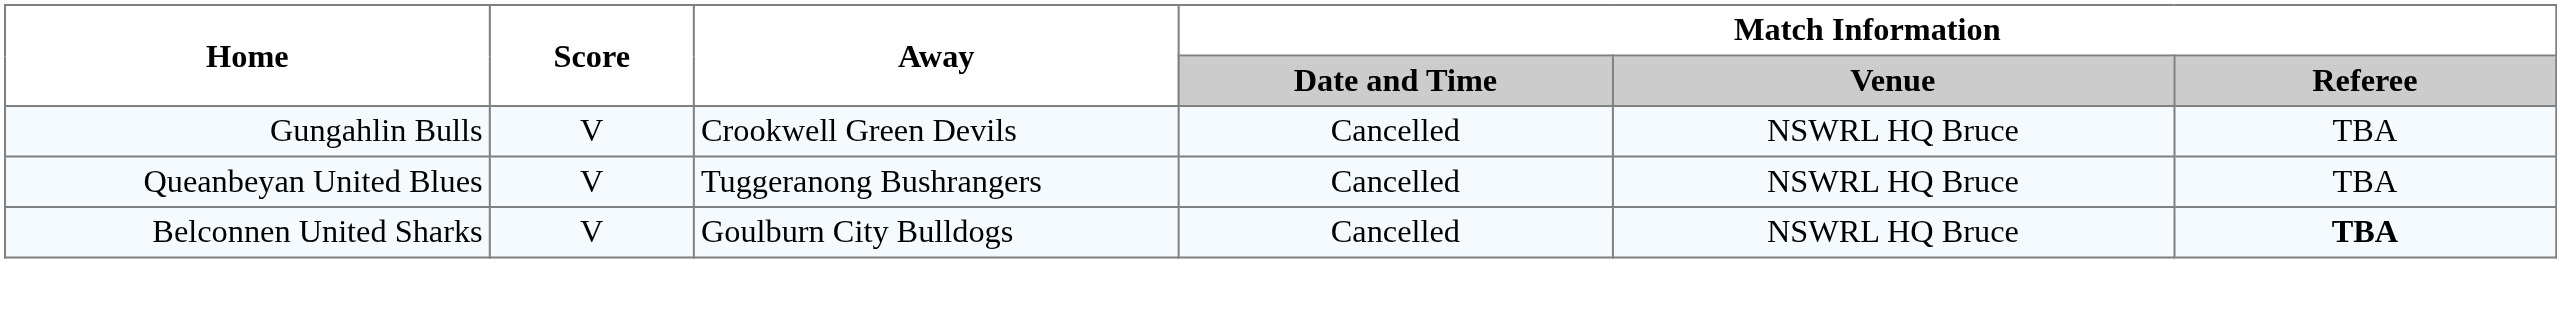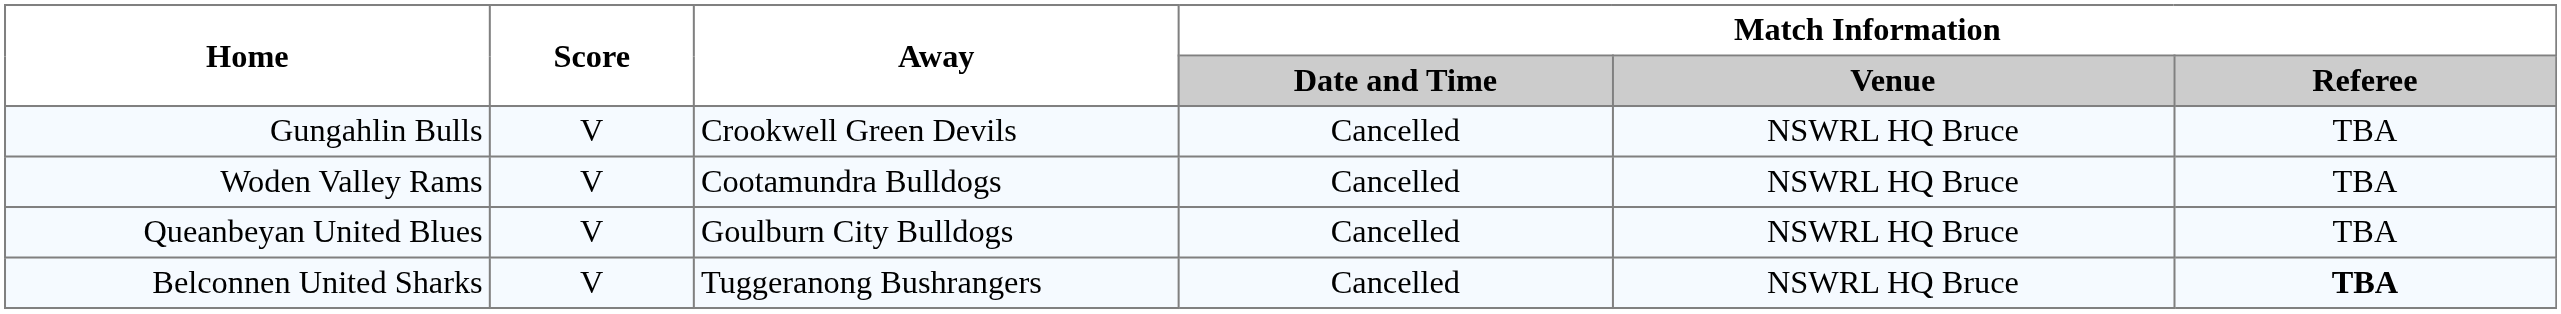+ row: (351, 181)
(871, 181) Tuggeranong Bushrangers -> (857, 231) Goulburn City Bulldogs
(857, 231) Goulburn City Bulldogs -> (871, 282) Tuggeranong Bushrangers
